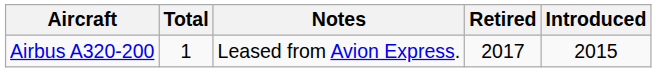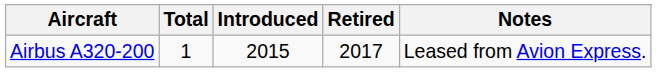columns swapped: (596, 19) <-> (339, 19)
